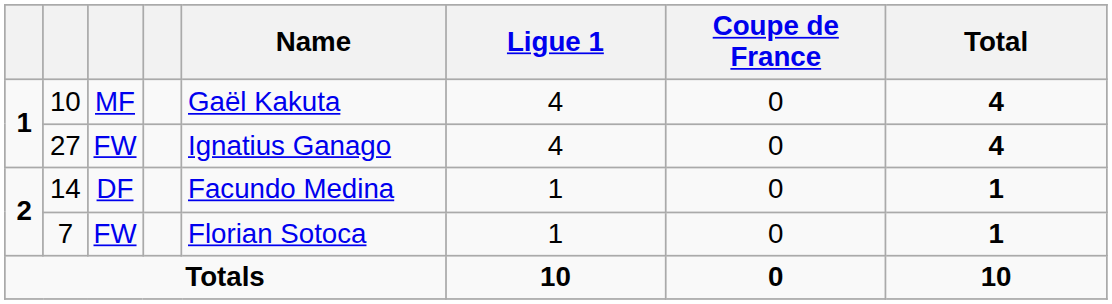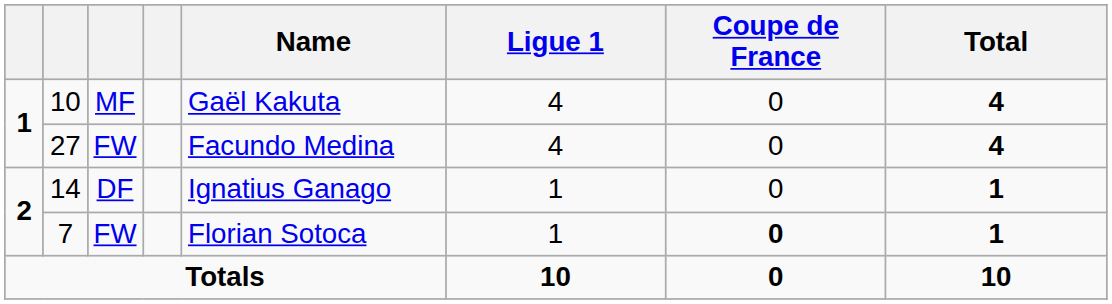(290, 145) Ignatius Ganago -> (291, 145) Facundo Medina
(291, 189) Facundo Medina -> (290, 189) Ignatius Ganago
(776, 233) normal -> (776, 233) bold
